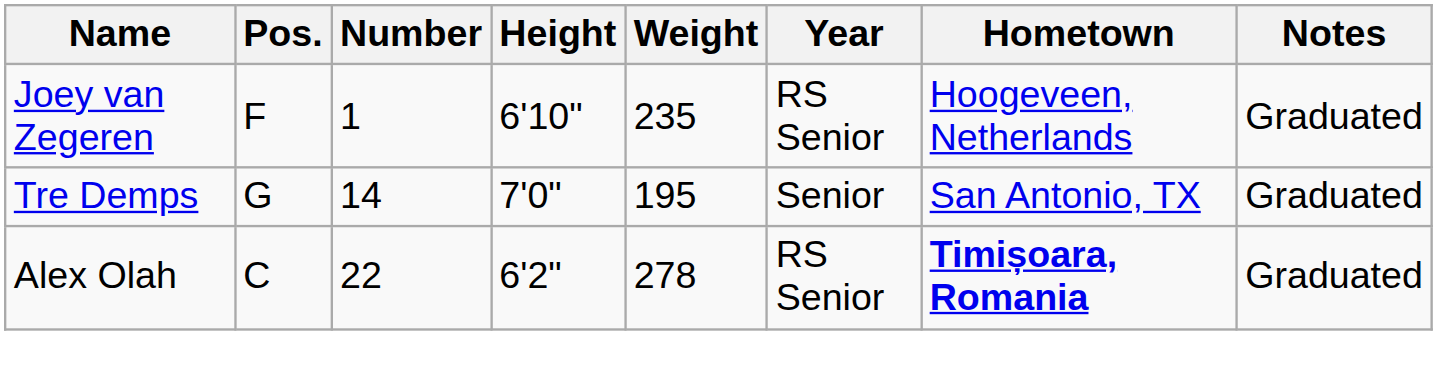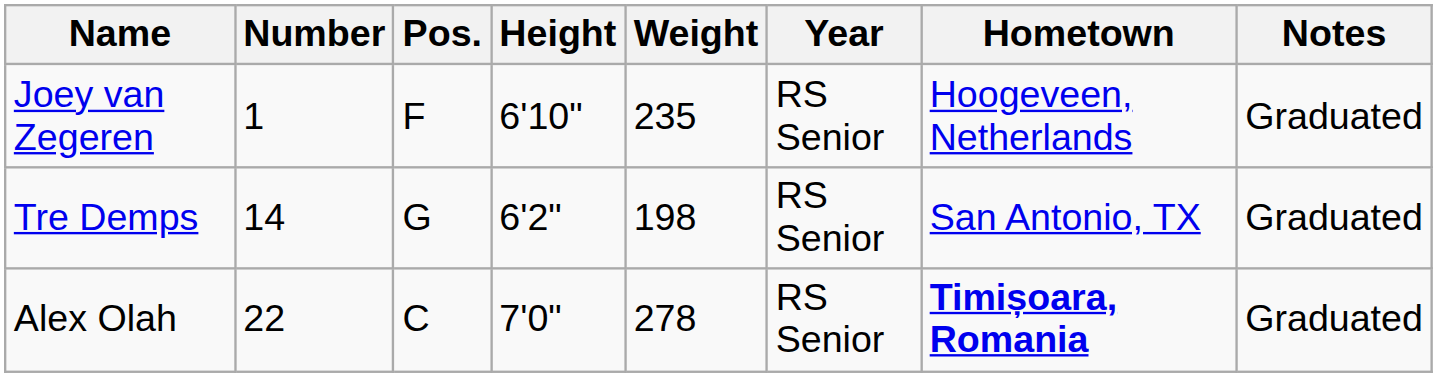columns swapped: (411, 34) <-> (283, 34)
(531, 195) 7'0" -> (531, 217) 6'2"
(665, 195) 195 -> (665, 217) 198
(830, 195) Senior -> (830, 217) RS Senior
(531, 276) 6'2" -> (531, 318) 7'0"
